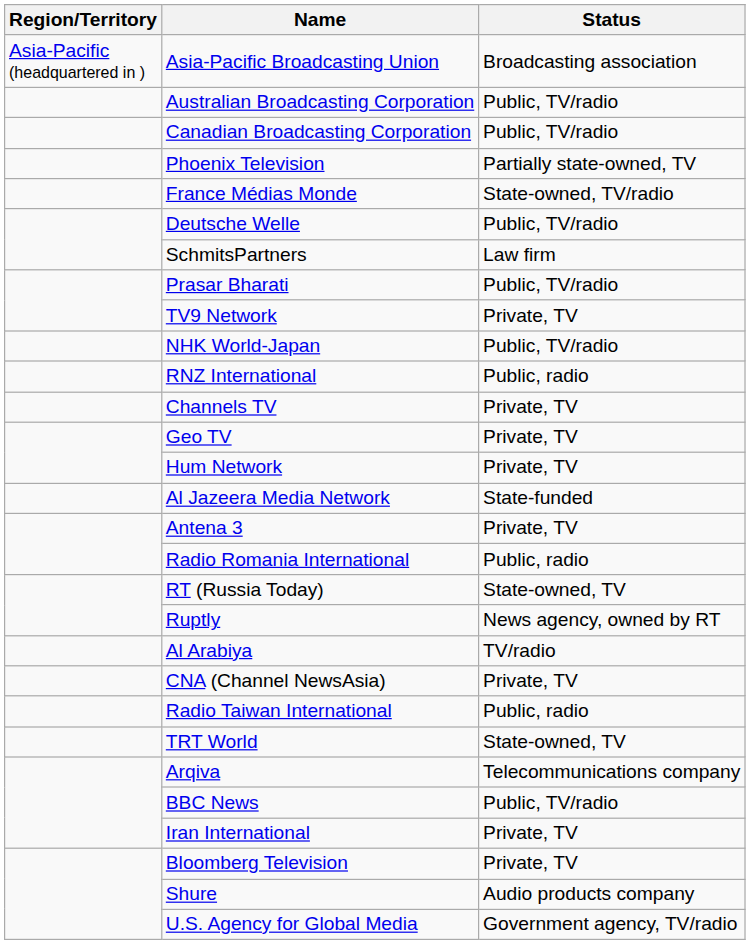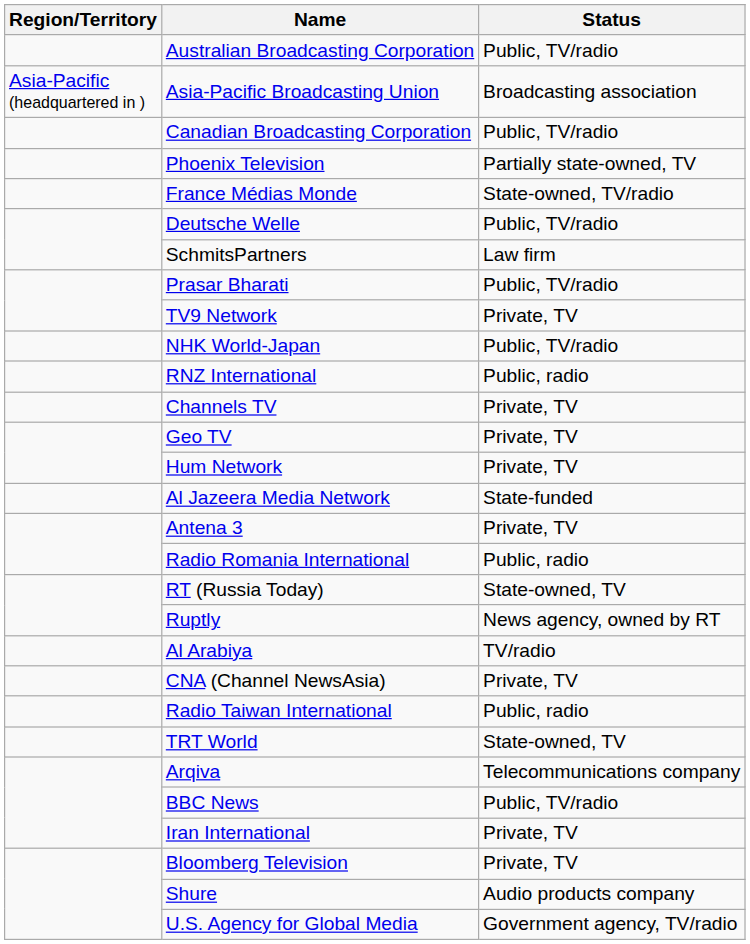rows swapped: (302, 60) <-> (320, 102)
